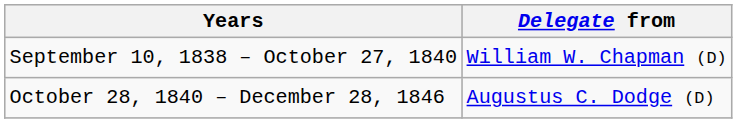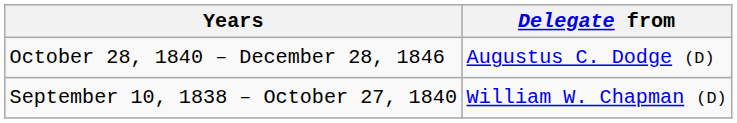rows swapped: (233, 58) <-> (227, 98)
